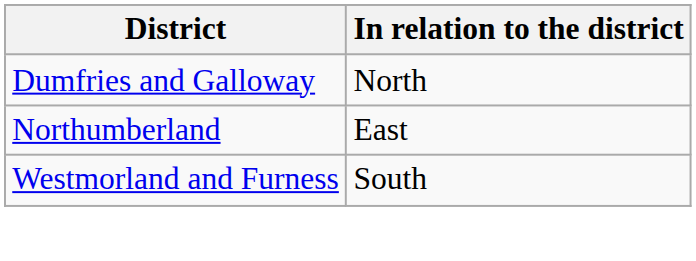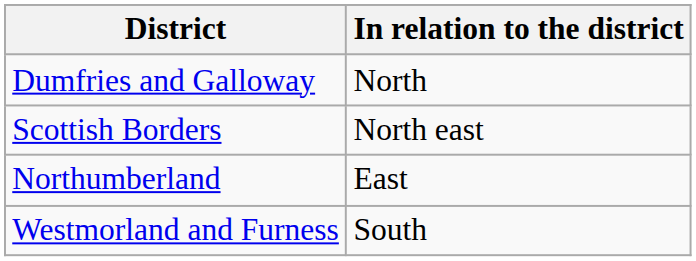+ row: (117, 129)
